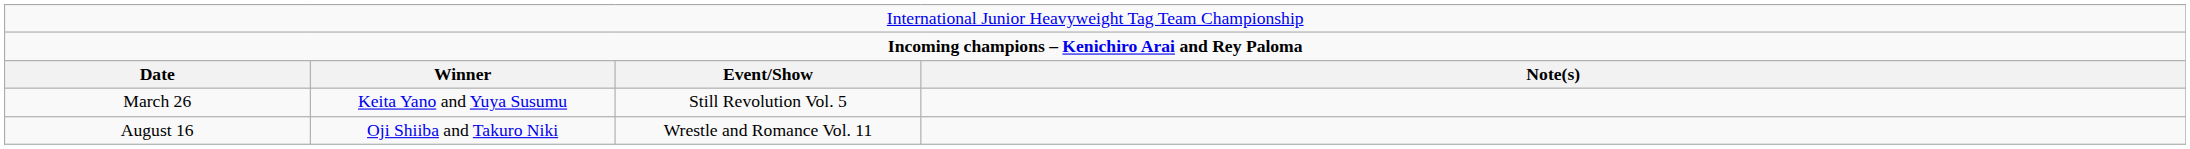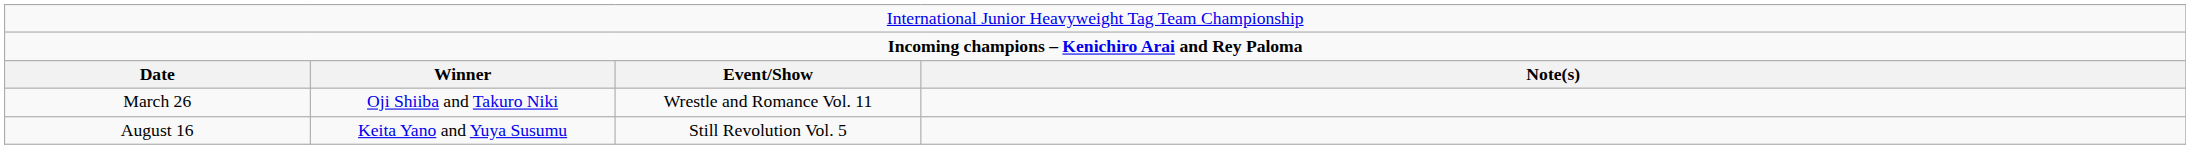(463, 102) Keita Yano and Yuya Susumu -> (463, 102) Oji Shiiba and Takuro Niki
(768, 102) Still Revolution Vol. 5 -> (768, 102) Wrestle and Romance Vol. 11
(463, 130) Oji Shiiba and Takuro Niki -> (463, 130) Keita Yano and Yuya Susumu
(768, 130) Wrestle and Romance Vol. 11 -> (768, 130) Still Revolution Vol. 5
